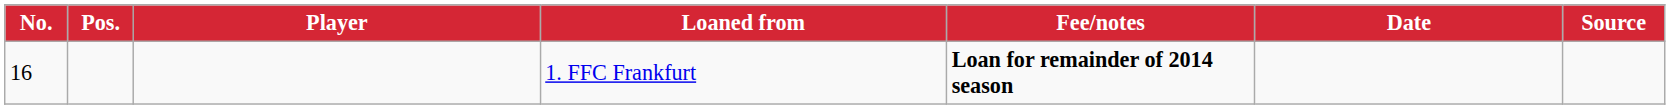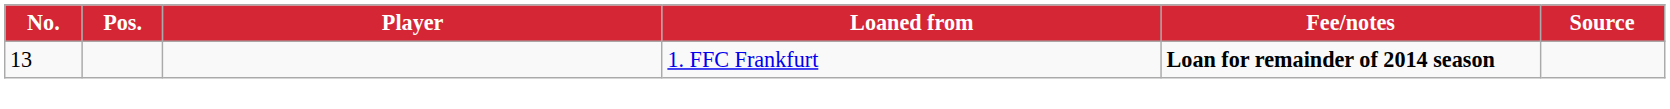- column: (1409, 22)
(21, 72) 16 -> (21, 59) 13
